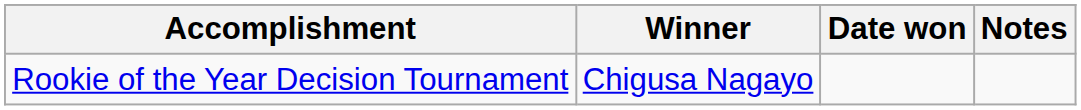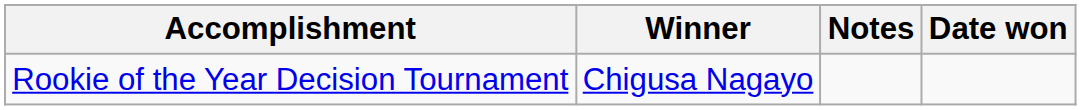columns swapped: (897, 29) <-> (1024, 29)
